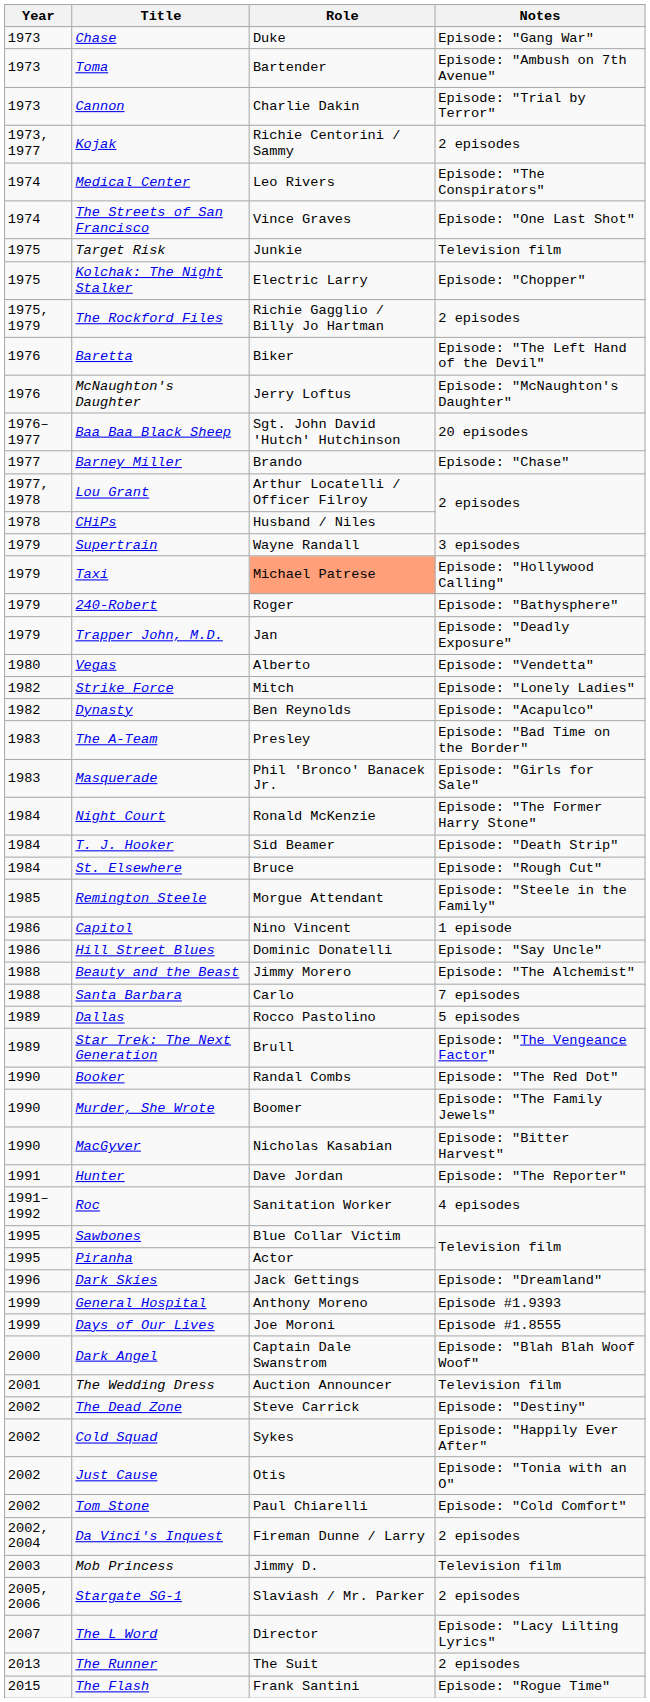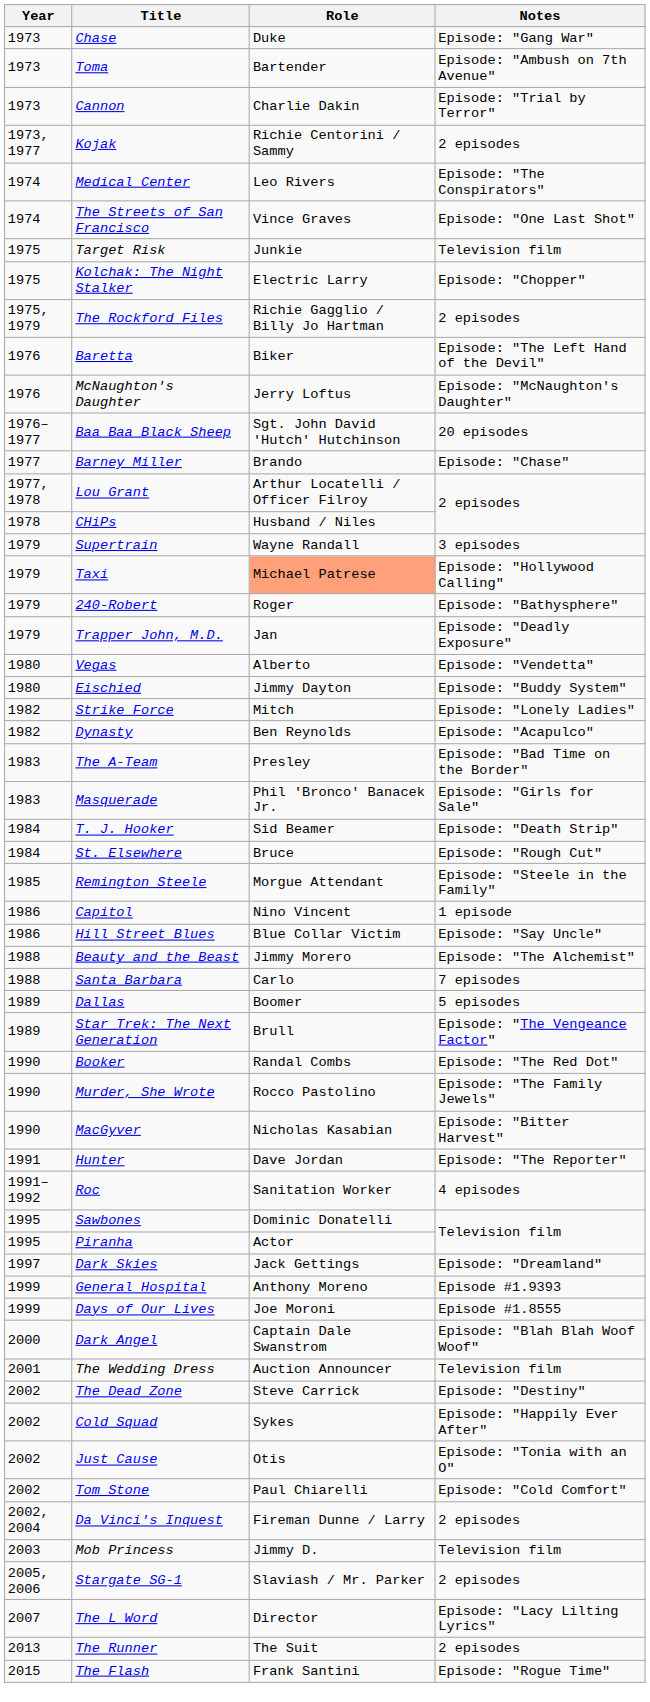+ row: (108, 688)
- row: (120, 816)
(323, 951) Dominic Donatelli -> (327, 935) Blue Collar Victim
(314, 1018) Rocco Pastolino -> (278, 1002) Boomer
(278, 1108) Boomer -> (314, 1092) Rocco Pastolino
(327, 1236) Blue Collar Victim -> (323, 1221) Dominic Donatelli
(24, 1281) 1996 -> (24, 1265) 1997
